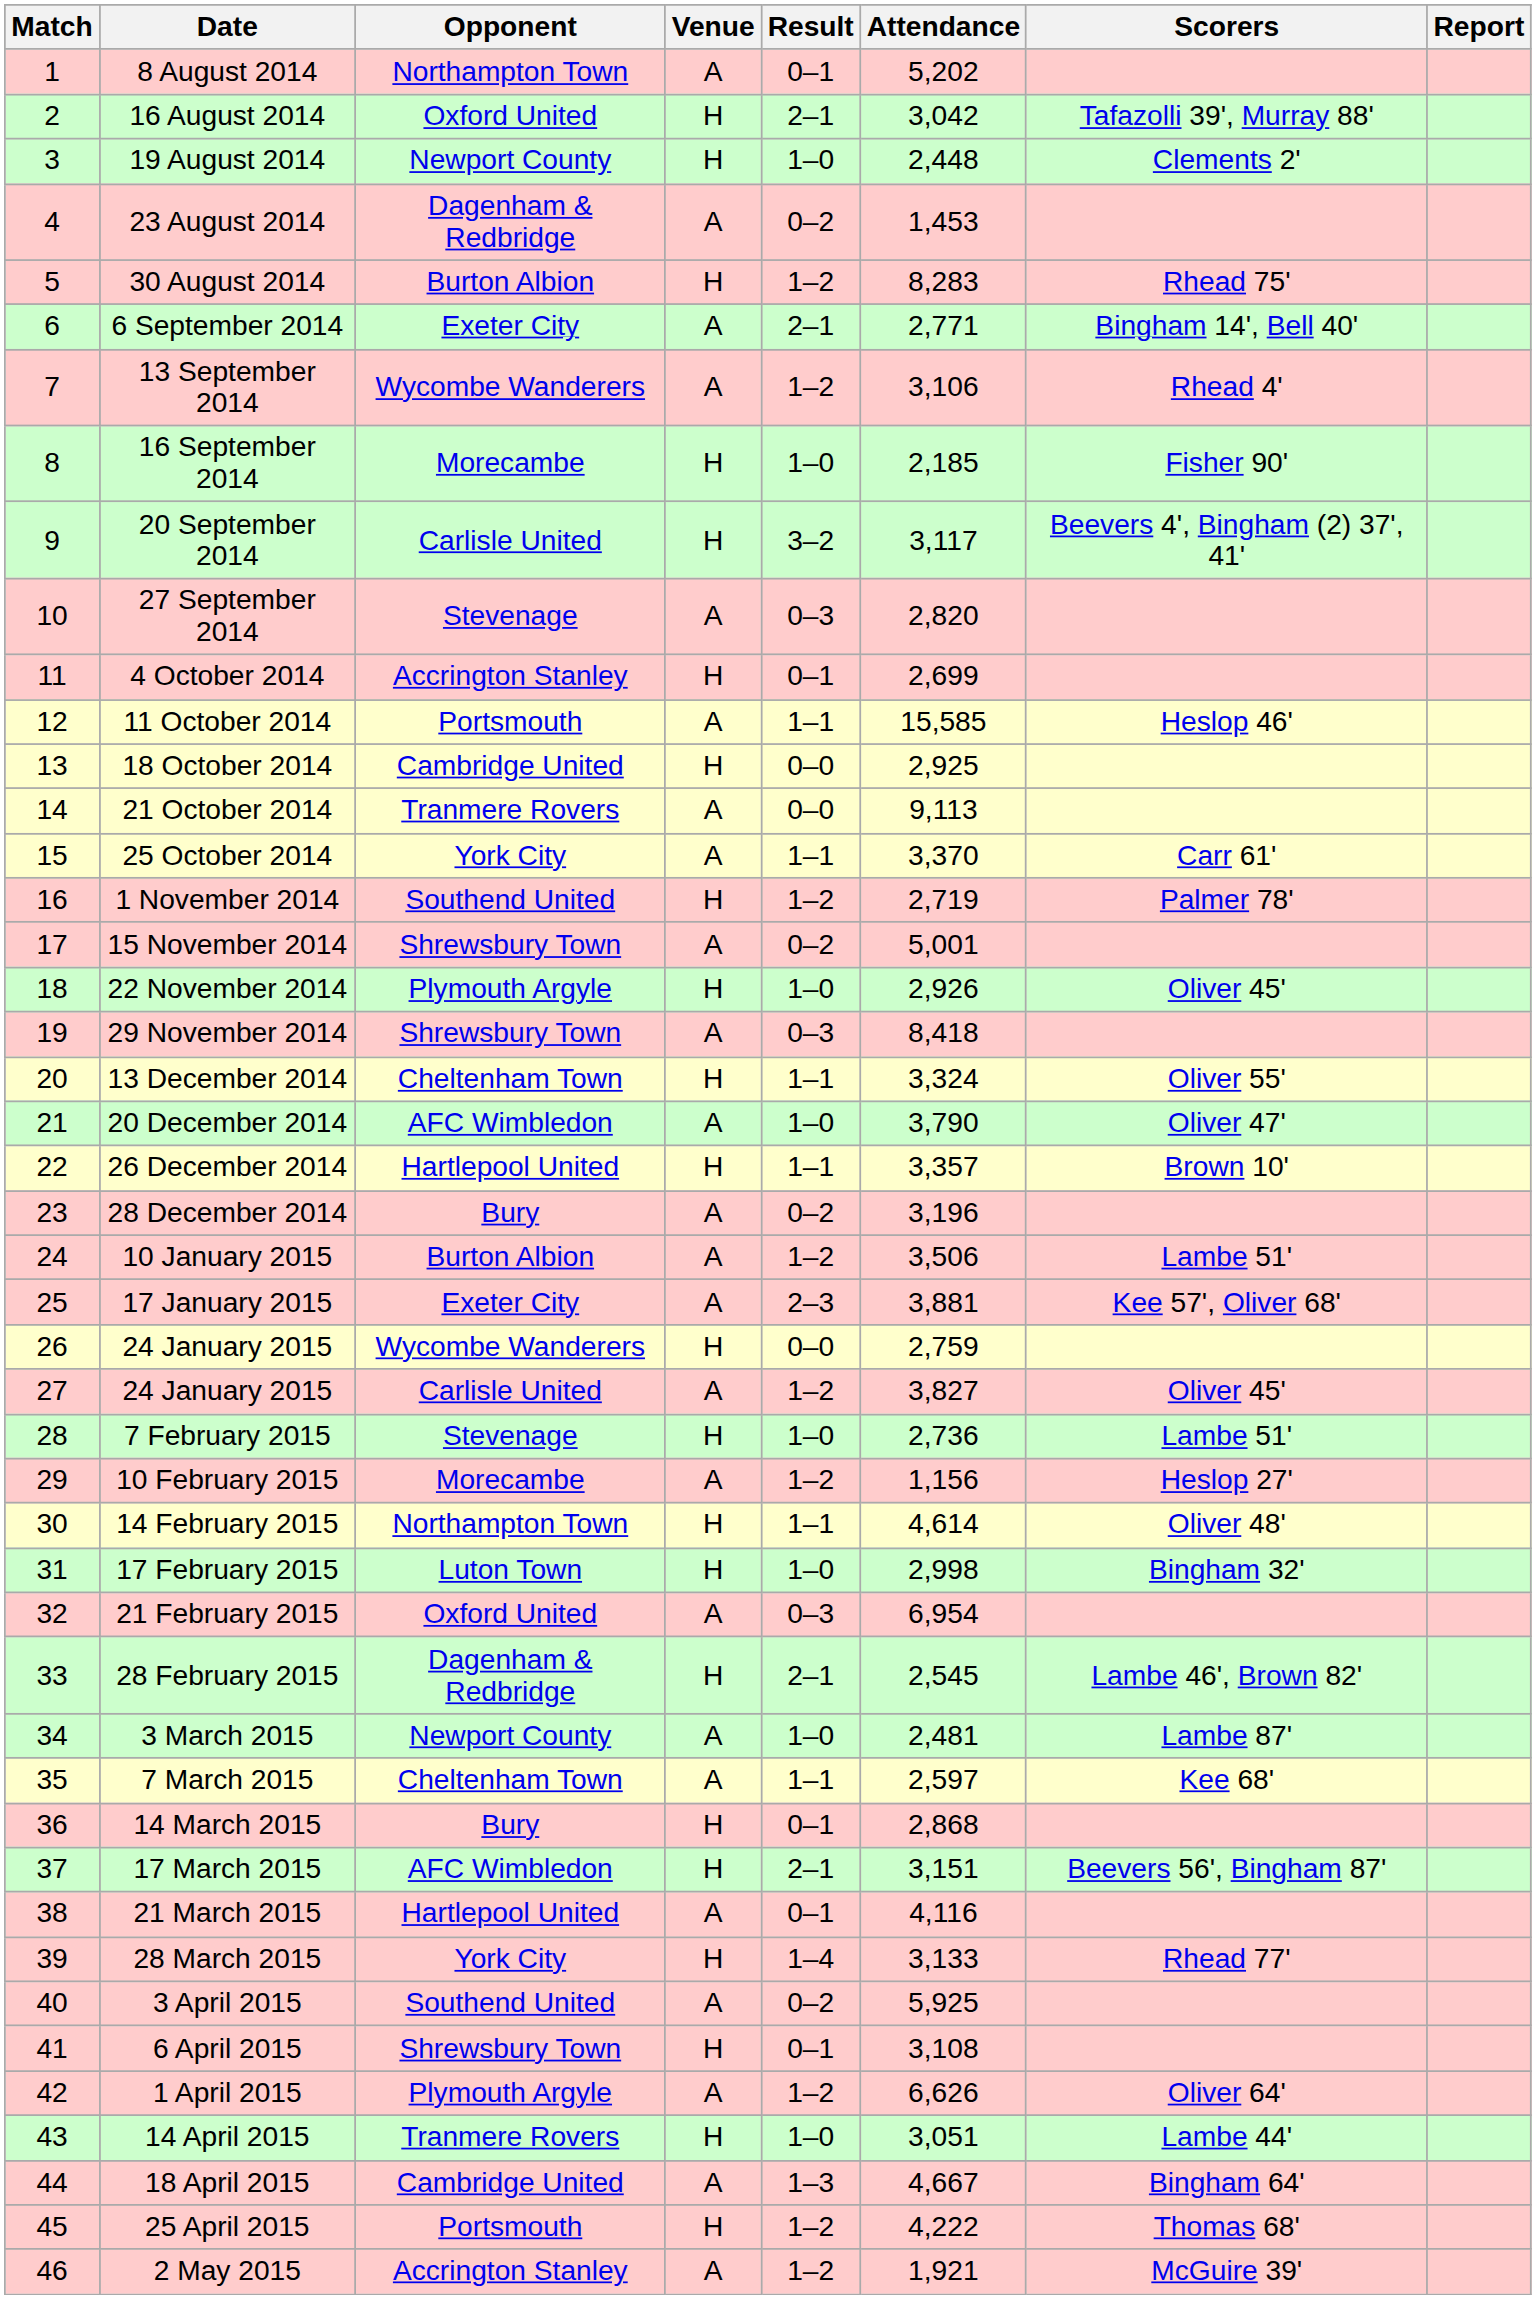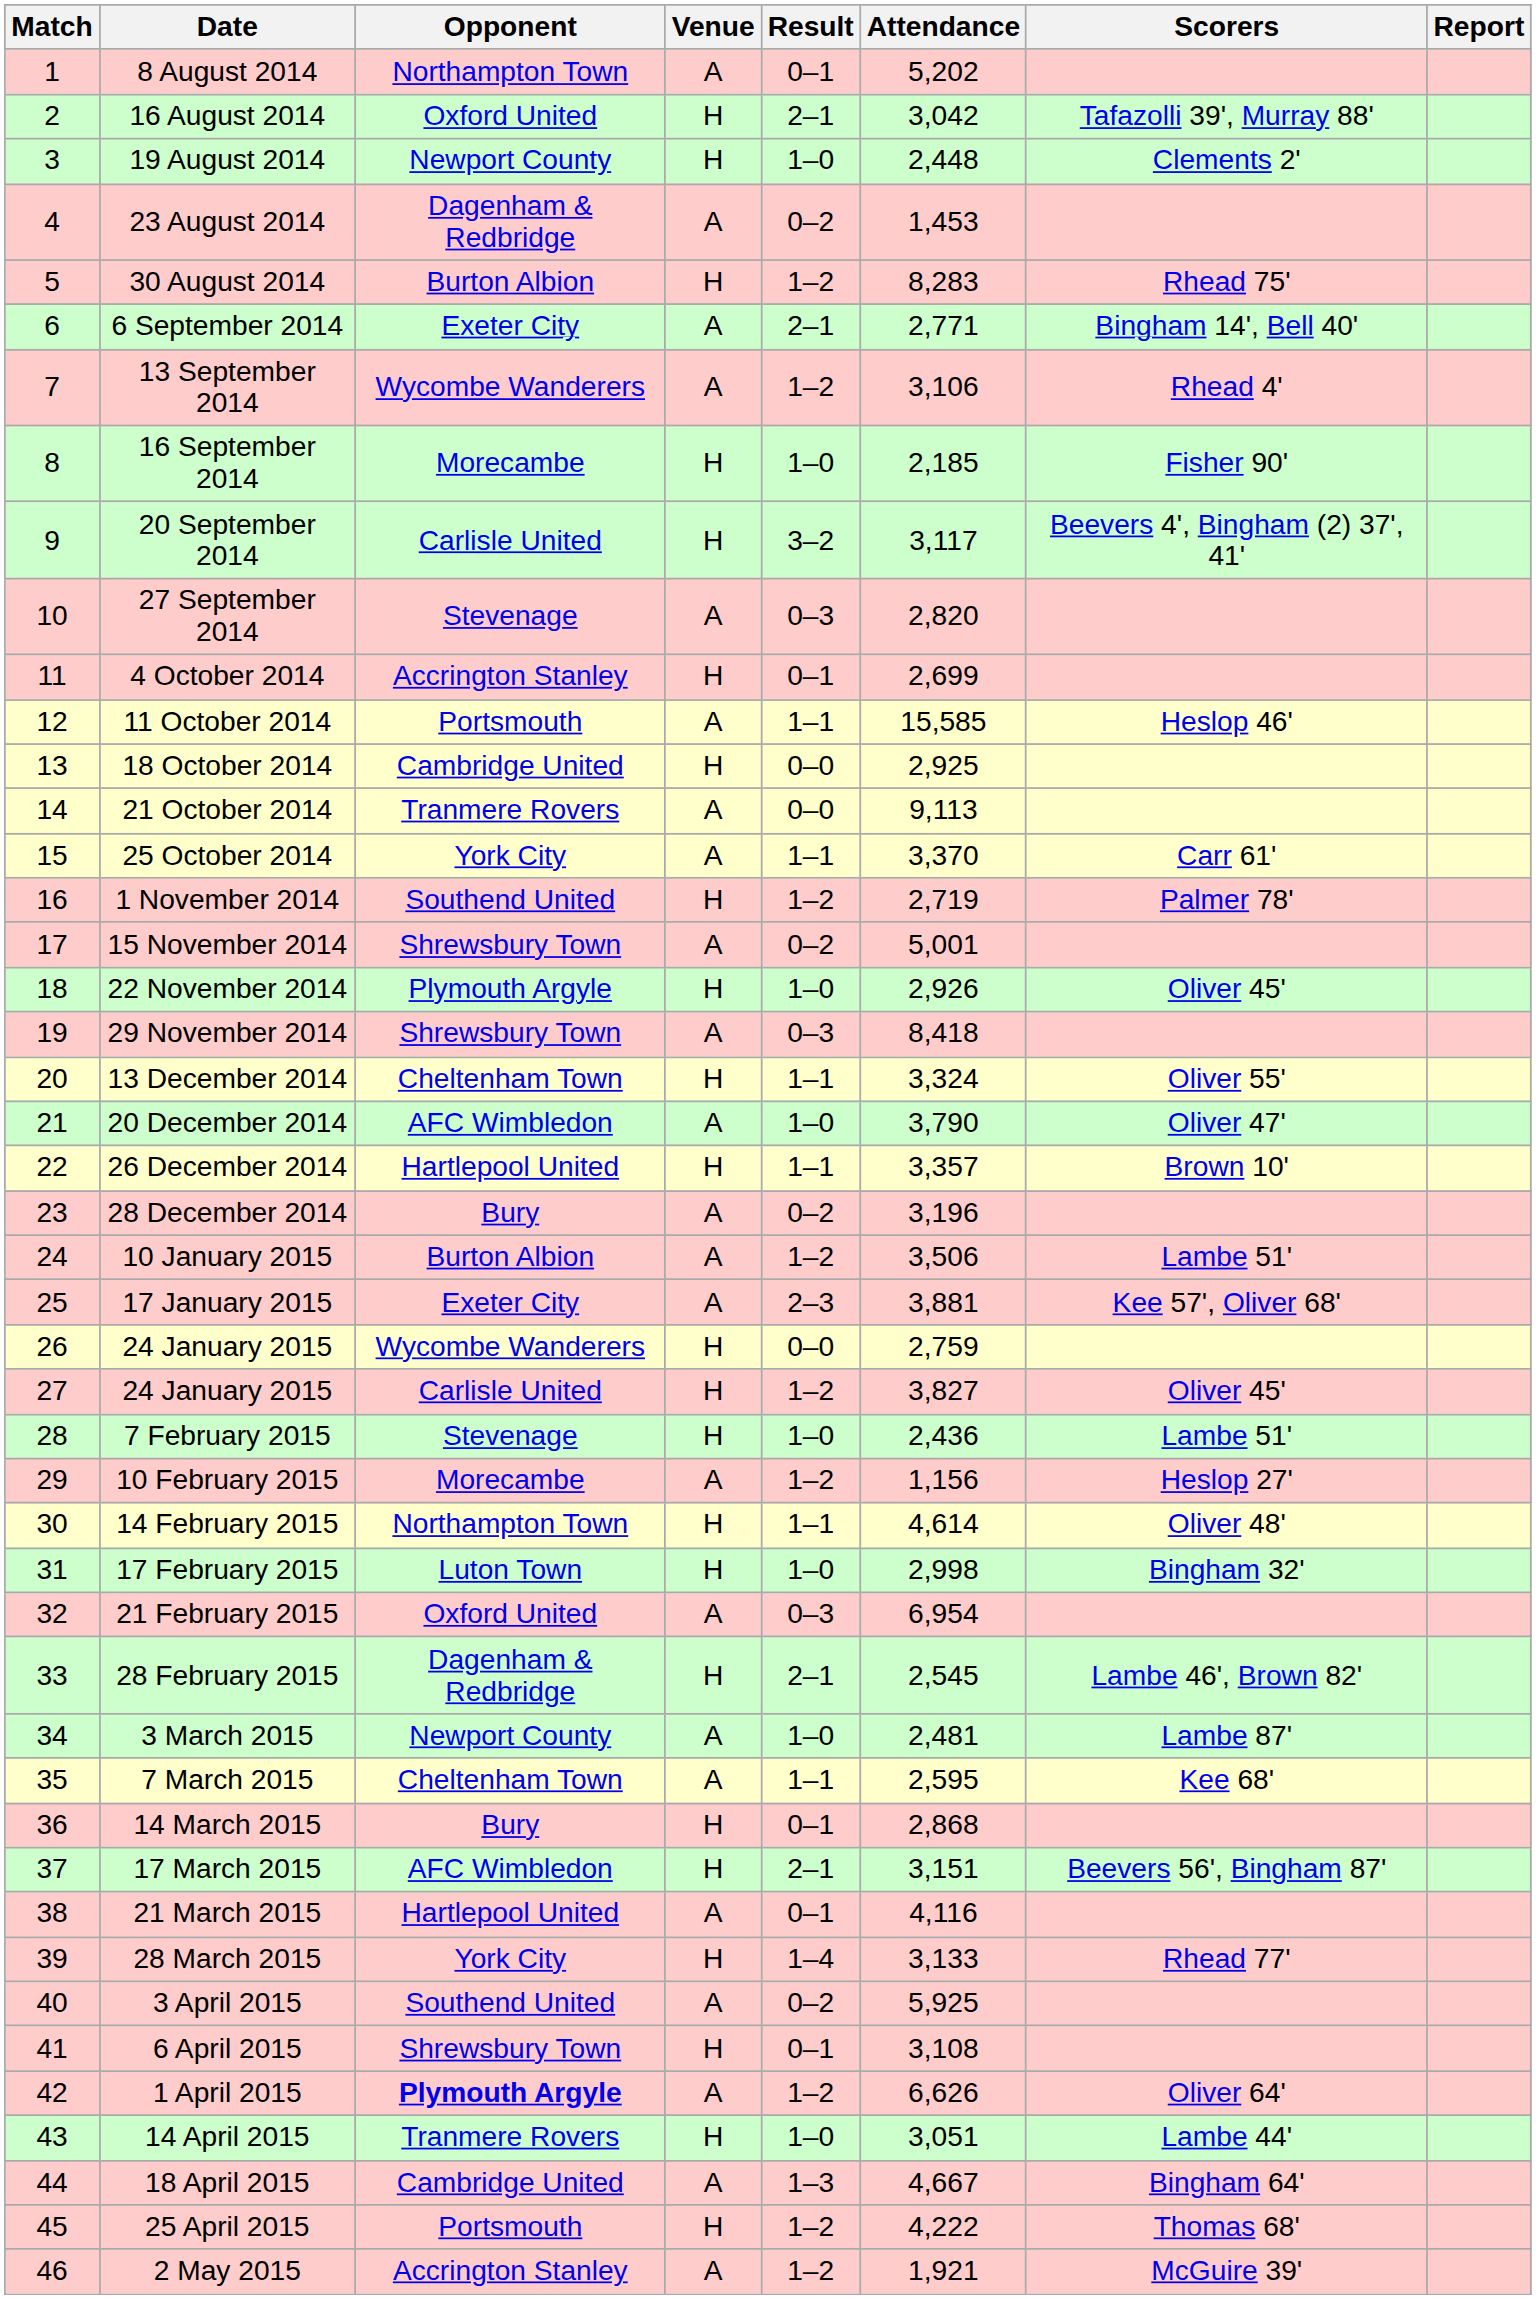(713, 1391) A -> (713, 1391) H
(943, 1435) 2,736 -> (943, 1435) 2,436
(943, 1780) 2,597 -> (943, 1780) 2,595
(510, 2092) normal -> (510, 2092) bold
